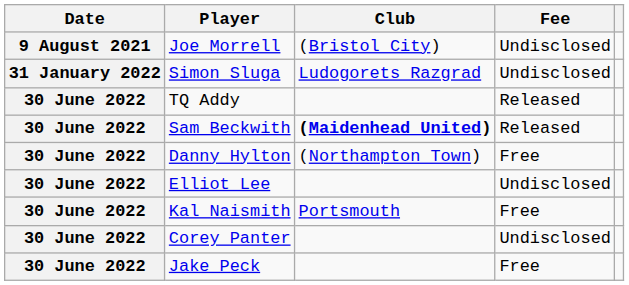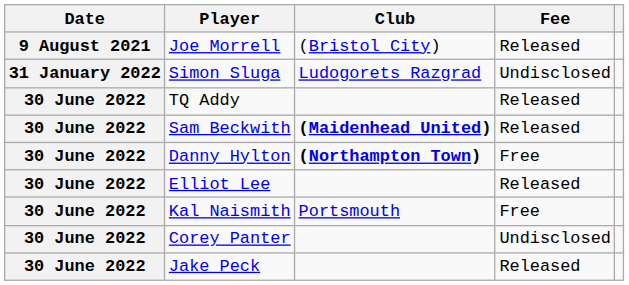(555, 46) Undisclosed -> (540, 46) Released
(390, 156) normal -> (390, 156) bold
(555, 184) Undisclosed -> (540, 184) Released
(520, 266) Free -> (540, 266) Released
